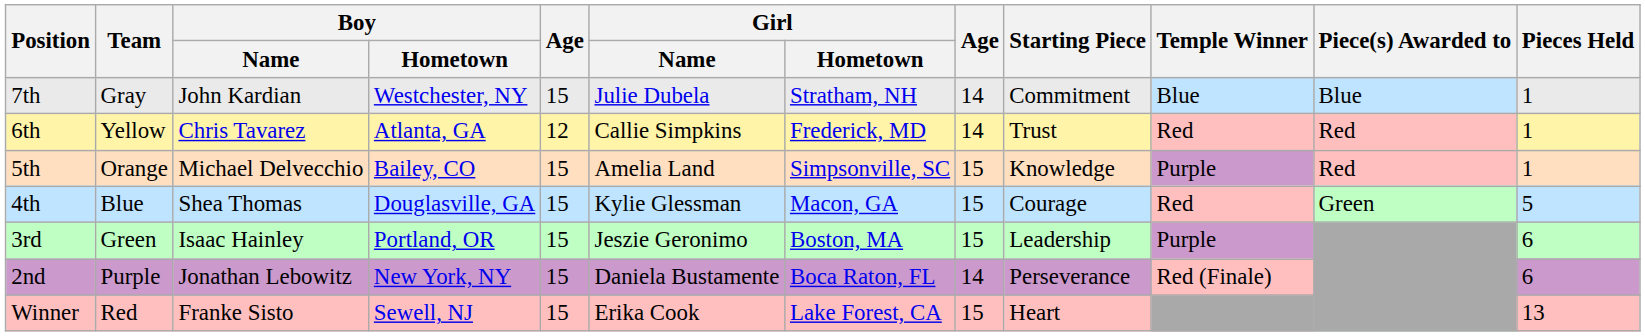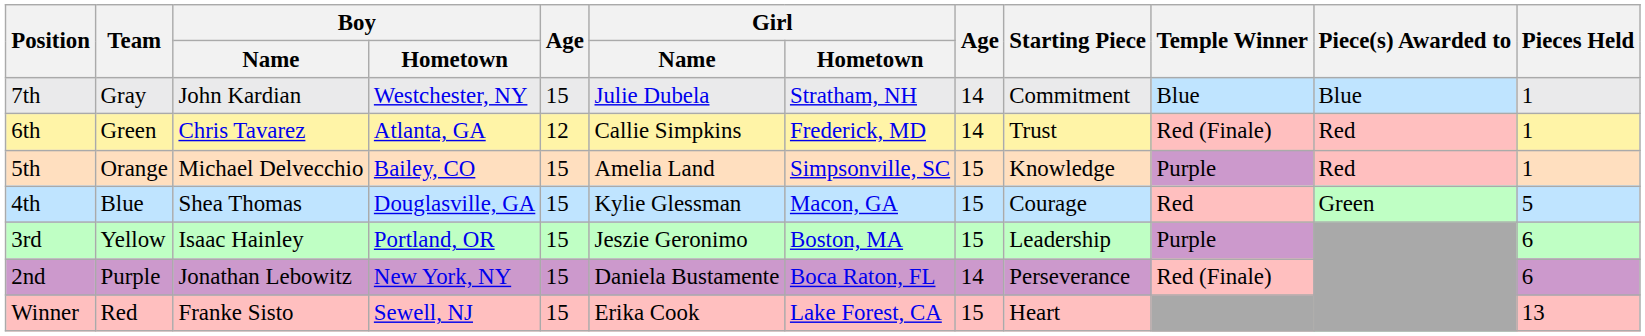(133, 131) Yellow -> (129, 131) Green
(1175, 131) Red -> (1214, 131) Red (Finale)
(129, 240) Green -> (133, 240) Yellow
